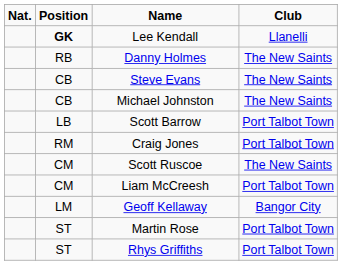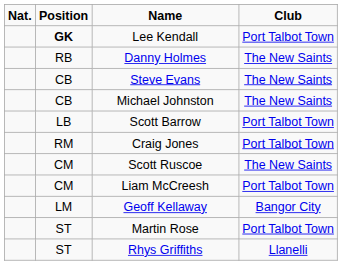(288, 37) Llanelli -> (288, 37) Port Talbot Town
(288, 250) Port Talbot Town -> (288, 250) Llanelli
